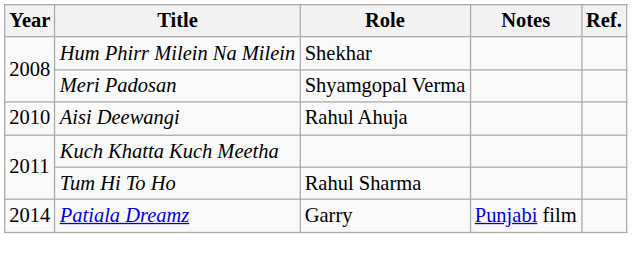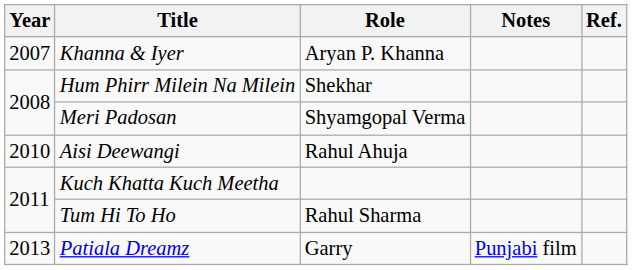+ row: (122, 53)
(30, 215) 2014 -> (30, 248) 2013
